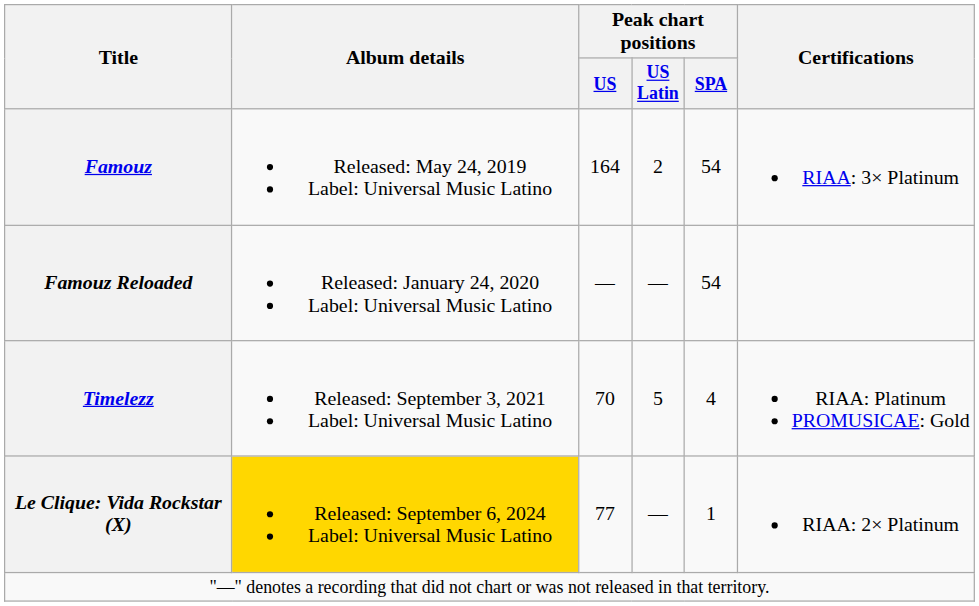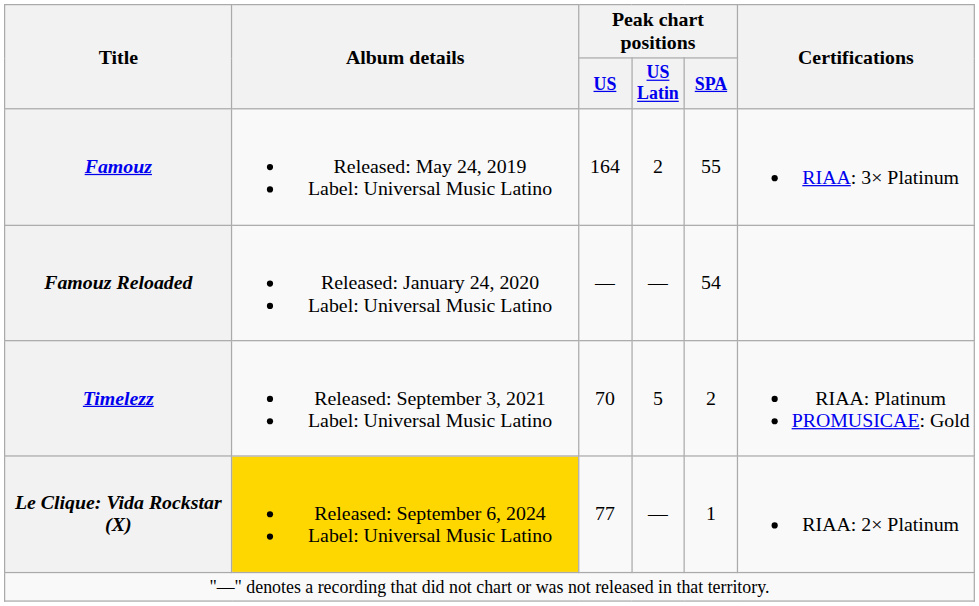(711, 166) 54 -> (711, 166) 55
(711, 398) 4 -> (711, 398) 2
